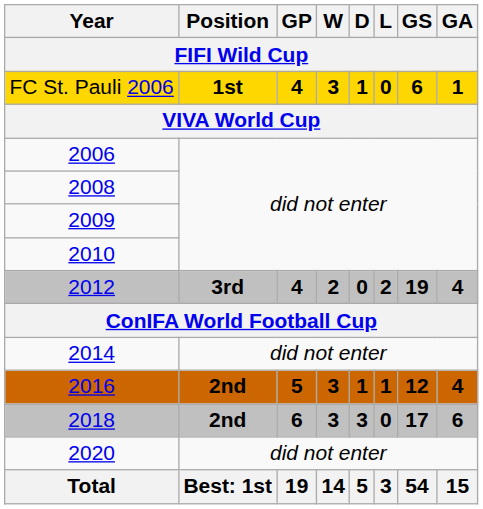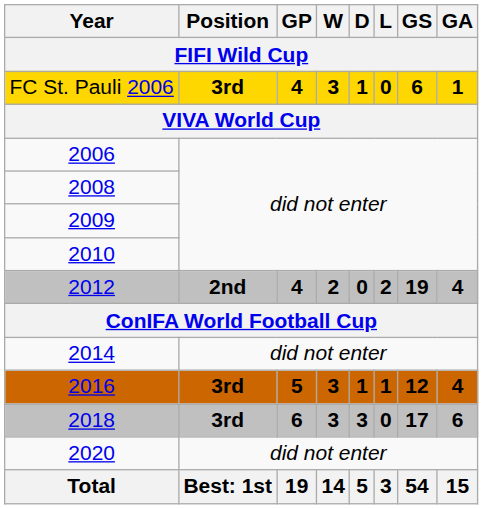(228, 87) 1st -> (228, 87) 3rd
(228, 287) 3rd -> (228, 287) 2nd
(228, 386) 2nd -> (228, 386) 3rd
(228, 420) 2nd -> (228, 420) 3rd
